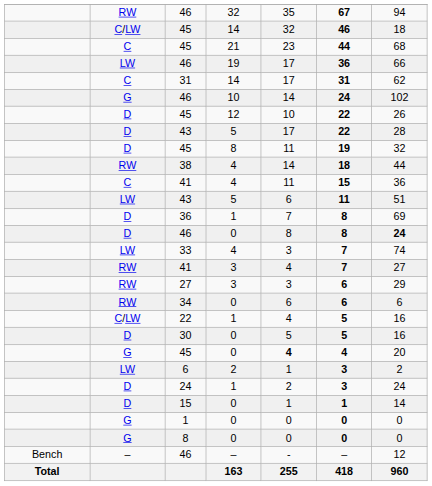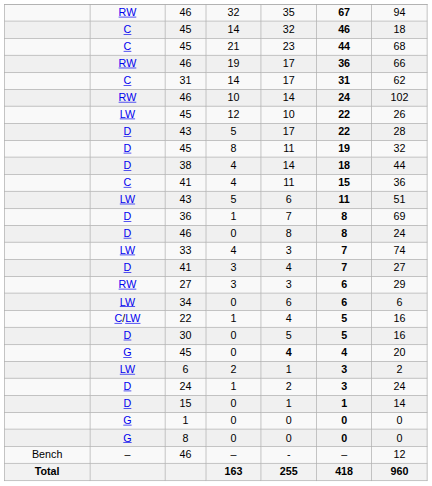(127, 30) C/LW -> (127, 30) C
(127, 64) LW -> (127, 64) RW
(127, 98) G -> (127, 98) RW
(127, 115) D -> (127, 115) LW
(127, 166) RW -> (127, 166) D
(399, 234) bold -> (399, 234) normal
(127, 268) RW -> (127, 268) D
(127, 302) RW -> (127, 302) LW
